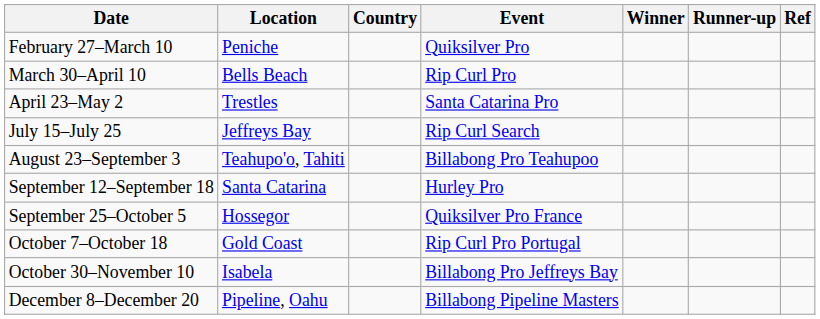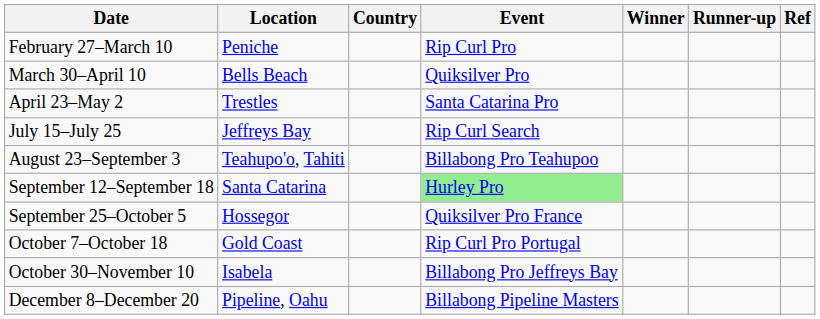(477, 46) Quiksilver Pro -> (471, 46) Rip Curl Pro
(471, 74) Rip Curl Pro -> (477, 74) Quiksilver Pro
(464, 187) no background -> (464, 187) lightgreen background
